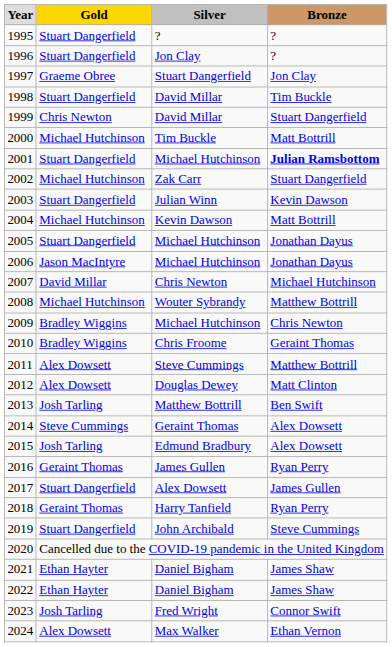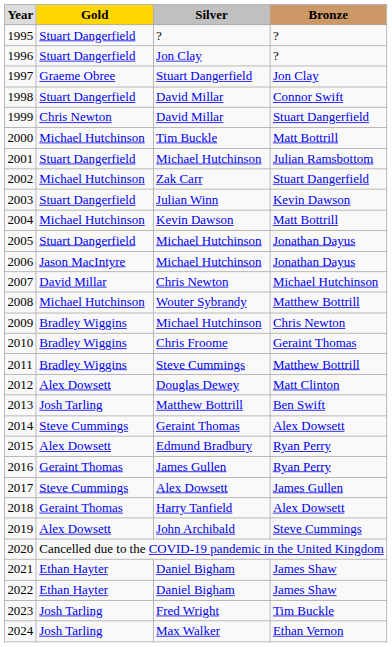(301, 96) Tim Buckle -> (308, 96) Connor Swift
(325, 158) bold -> (323, 158) normal
(75, 364) Alex Dowsett -> (83, 364) Bradley Wiggins
(71, 446) Josh Tarling -> (75, 446) Alex Dowsett
(306, 446) Alex Dowsett -> (302, 446) Ryan Perry
(87, 487) Stuart Dangerfield -> (84, 487) Steve Cummings
(299, 508) Ryan Perry -> (309, 508) Alex Dowsett
(87, 528) Stuart Dangerfield -> (75, 528) Alex Dowsett
(305, 610) Connor Swift -> (303, 610) Tim Buckle
(75, 631) Alex Dowsett -> (71, 631) Josh Tarling
